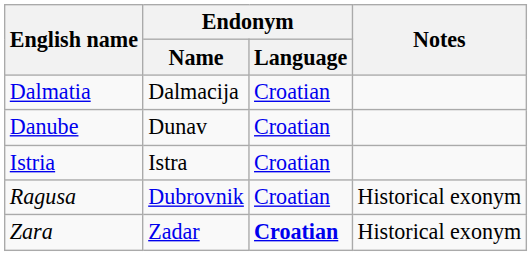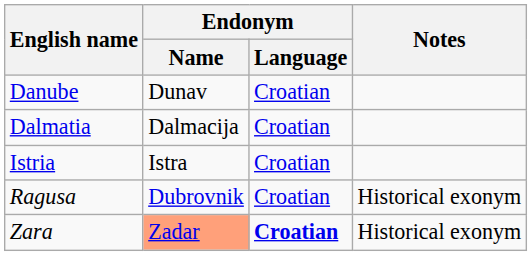rows swapped: (44, 127) <-> (50, 92)
(174, 232) no background -> (174, 232) lightsalmon background
